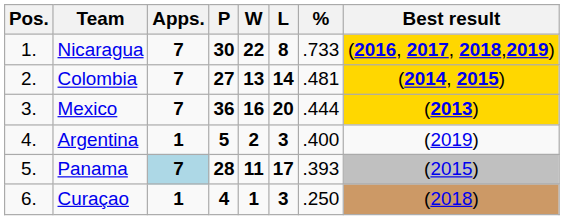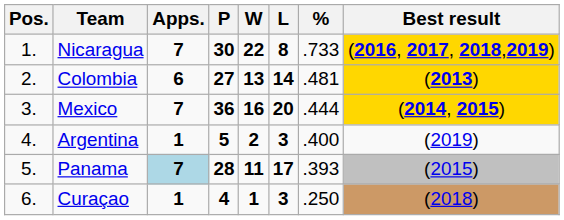(179, 79) 7 -> (179, 79) 6
(451, 79) (2014, 2015) -> (451, 79) (2013)
(451, 109) (2013) -> (451, 109) (2014, 2015)
